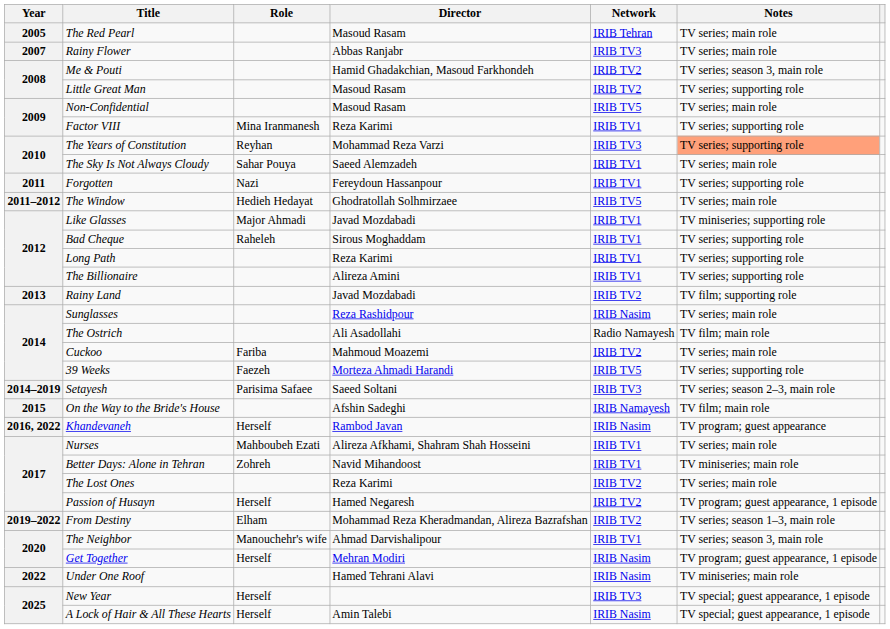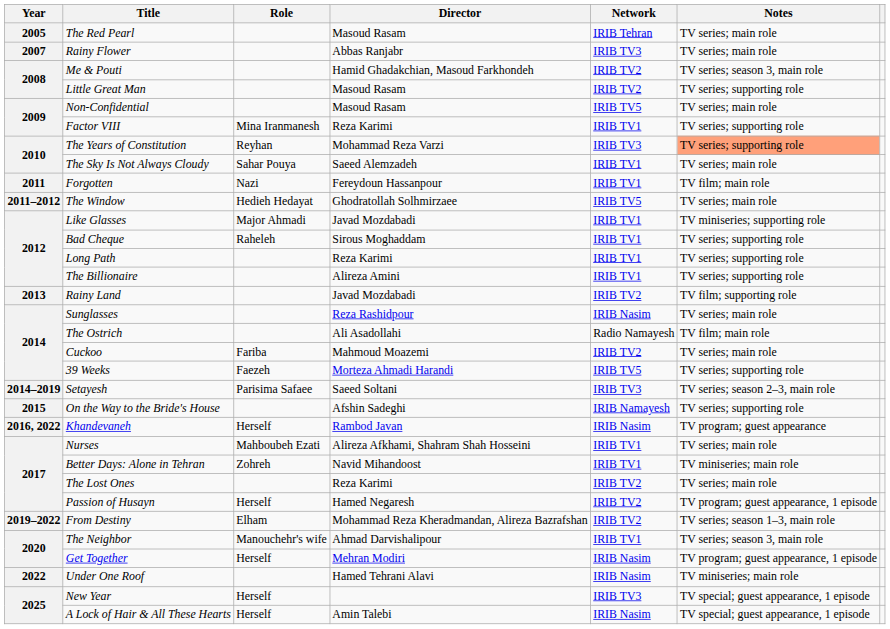(742, 182) TV series; supporting role -> (725, 182) TV film; main role
(725, 408) TV film; main role -> (742, 408) TV series; supporting role
